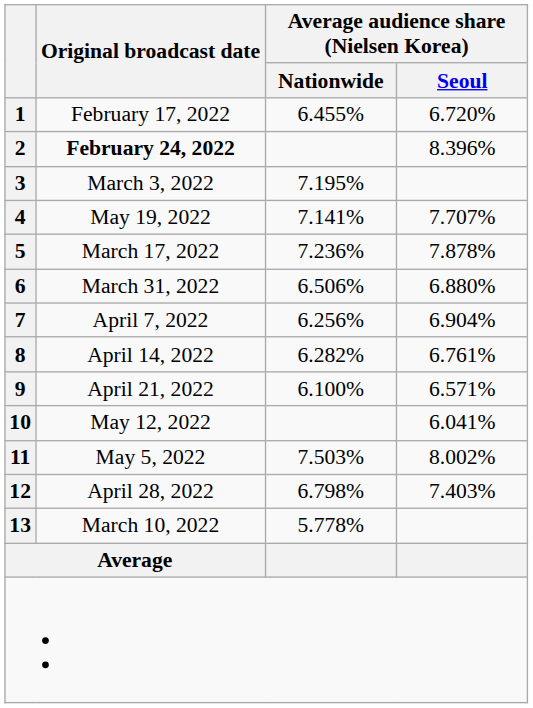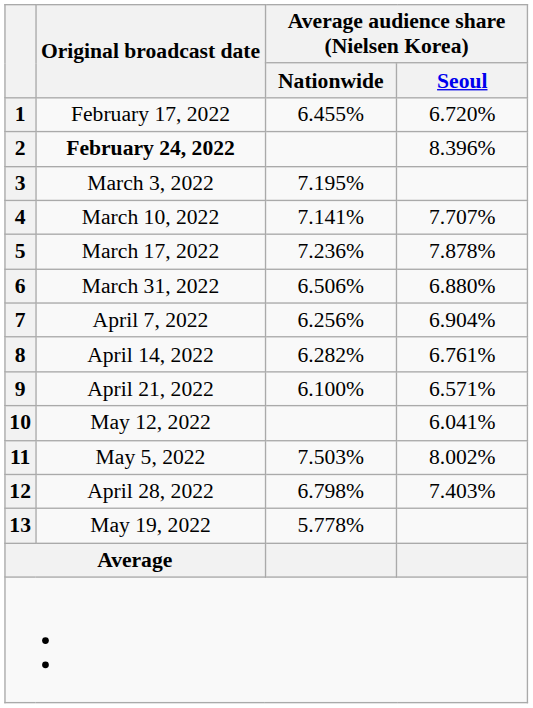(151, 217) May 19, 2022 -> (151, 217) March 10, 2022
(151, 525) March 10, 2022 -> (151, 525) May 19, 2022
